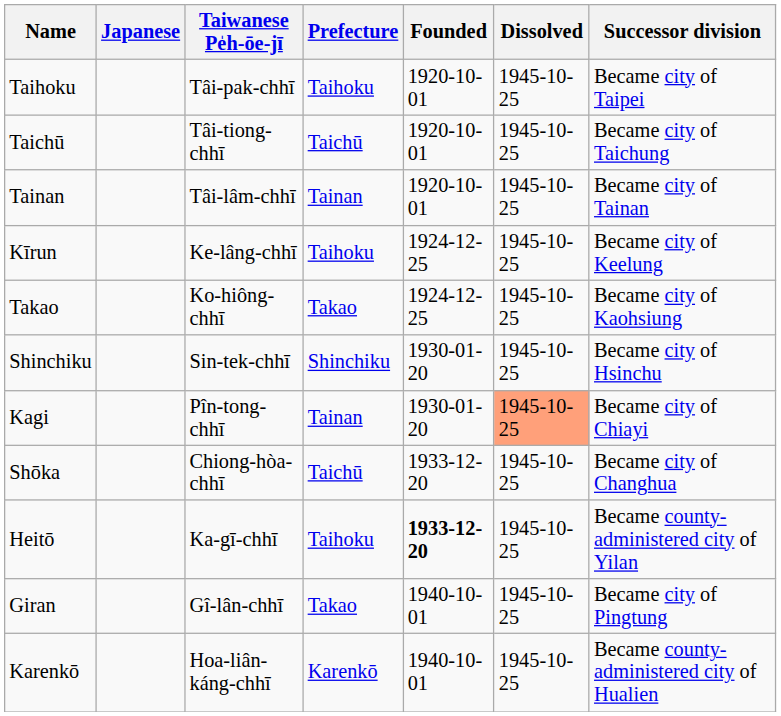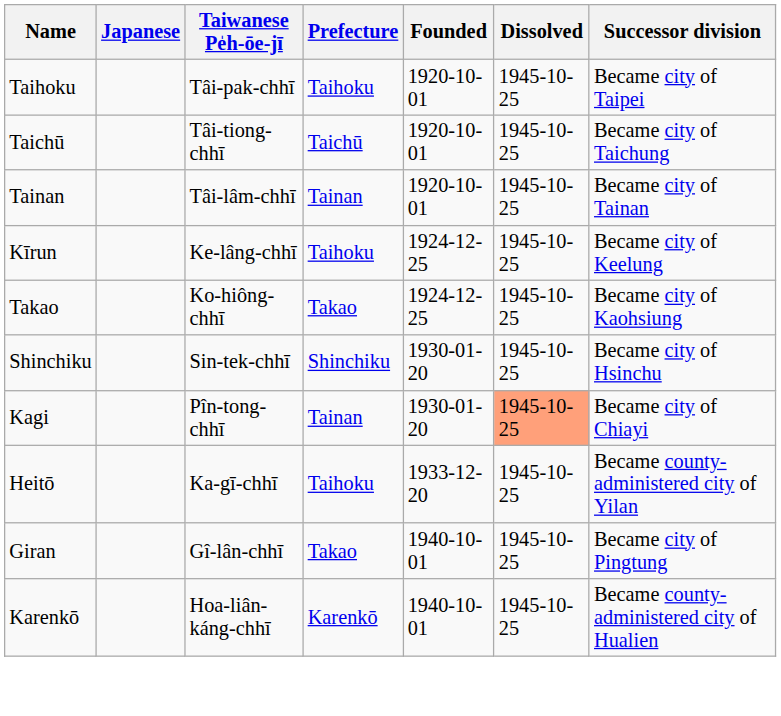- row: (35, 472)
(445, 539) bold -> (445, 484) normal
